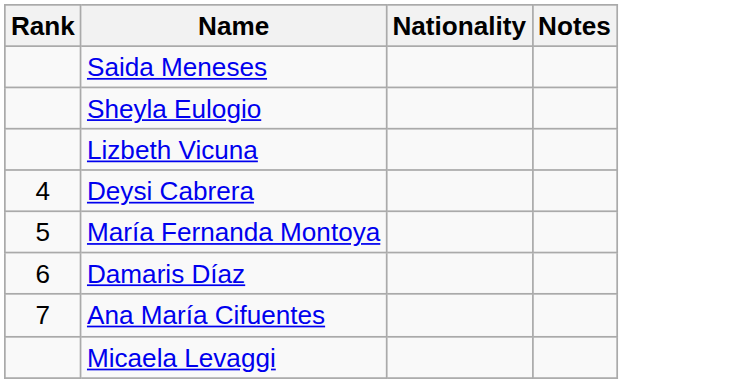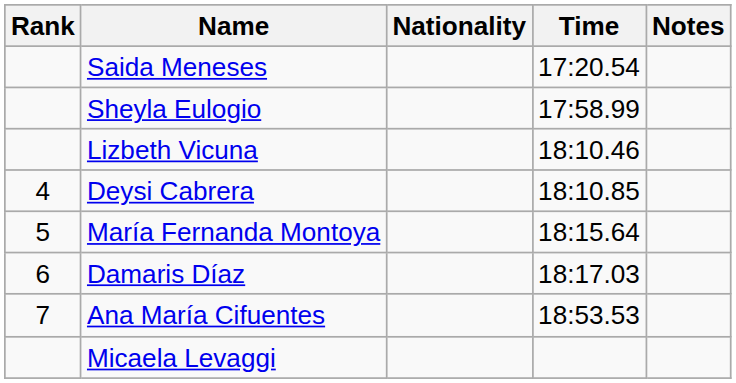+ column: (589, 26)
